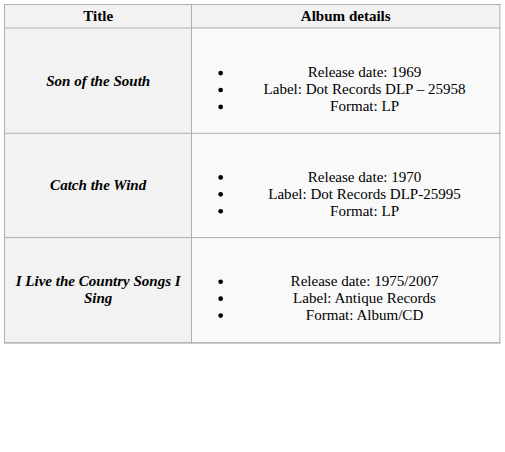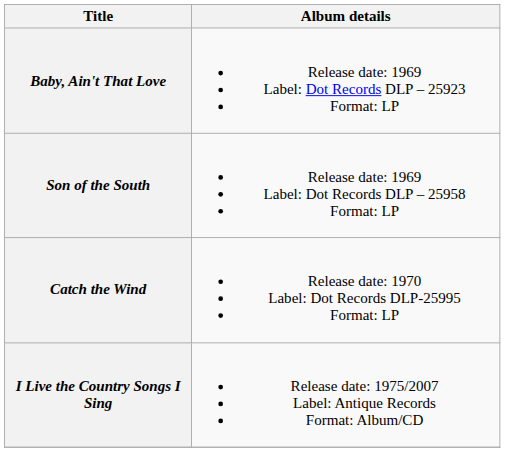+ row: (98, 80)
